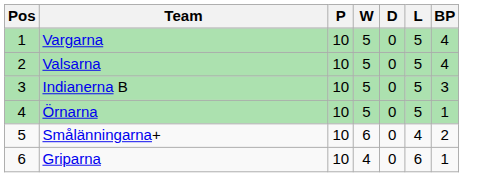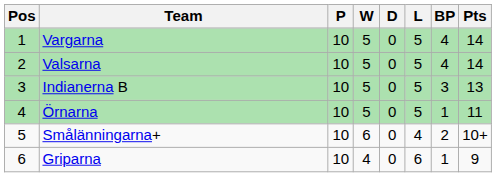+ column: (475, 16)
